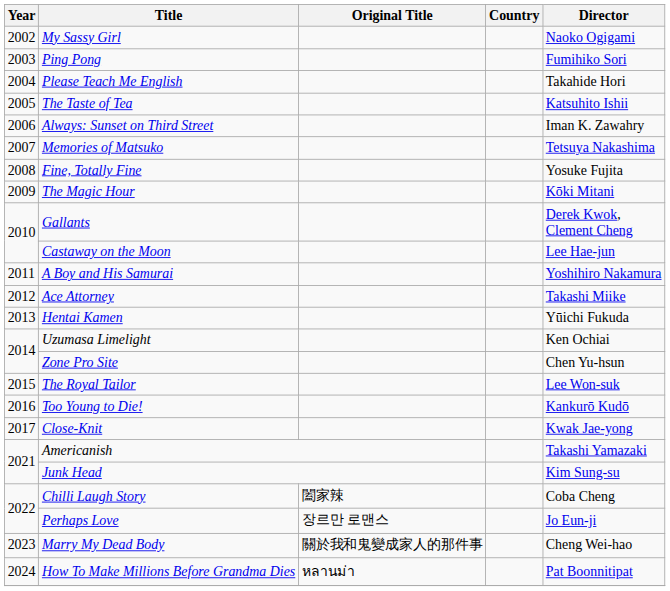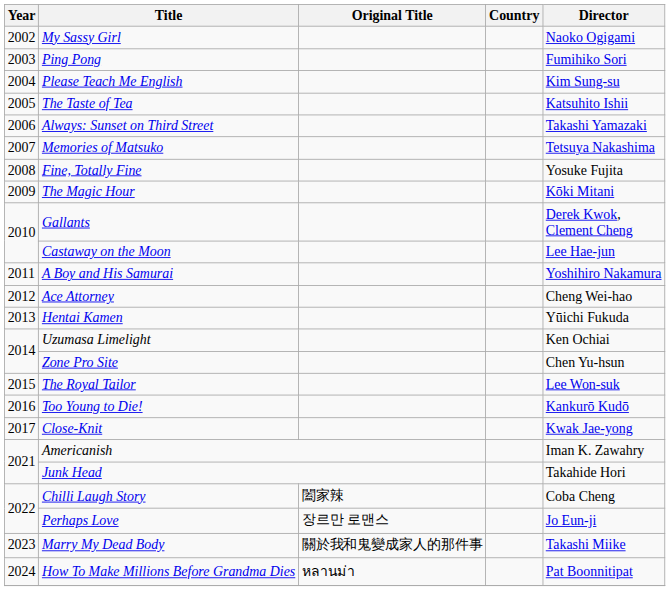(586, 81) Takahide Hori -> (583, 81) Kim Sung-su
(595, 125) Iman K. Zawahry -> (596, 125) Takashi Yamazaki
(586, 296) Takashi Miike -> (589, 296) Cheng Wei-hao
(596, 450) Takashi Yamazaki -> (595, 450) Iman K. Zawahry
(583, 472) Kim Sung-su -> (586, 472) Takahide Hori
(589, 545) Cheng Wei-hao -> (586, 545) Takashi Miike
